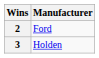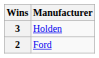rows swapped: (18, 45) <-> (18, 29)
